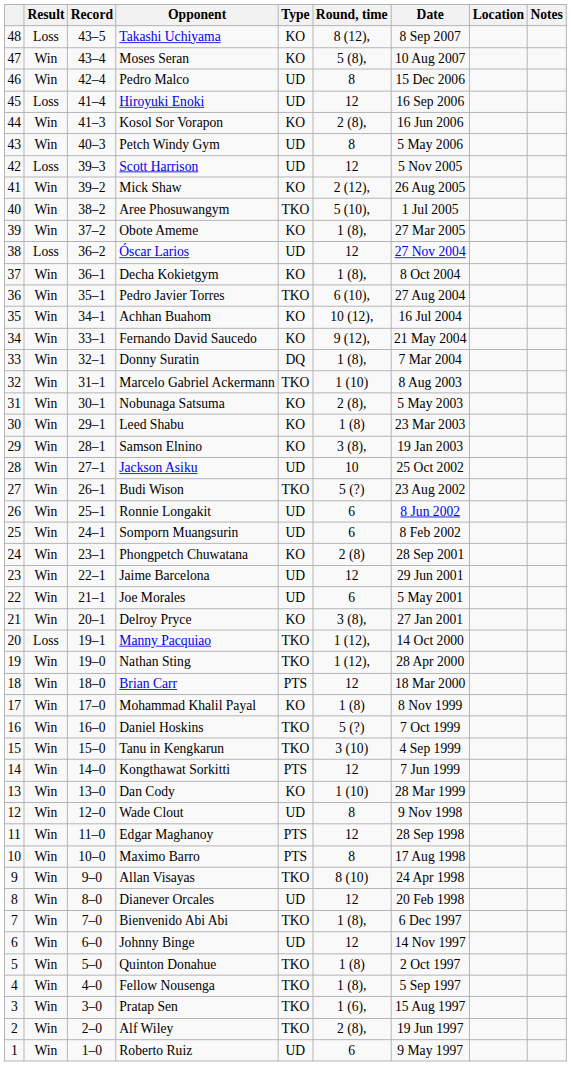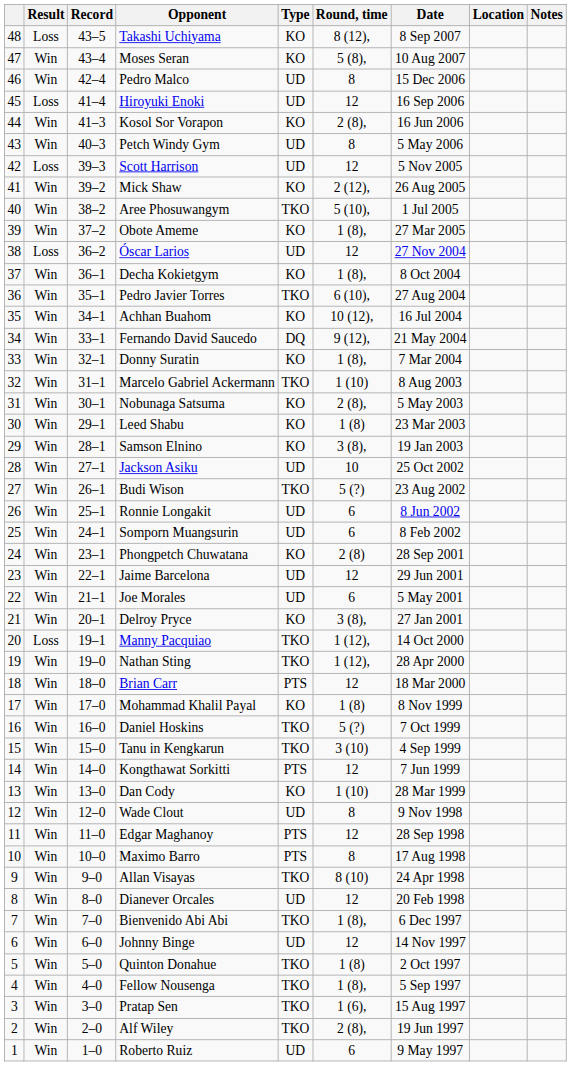(295, 338) KO -> (295, 338) DQ
(295, 360) DQ -> (295, 360) KO
